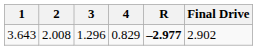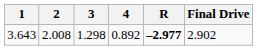(91, 34) 1.296 -> (91, 34) 1.298
(126, 34) 0.829 -> (126, 34) 0.892
